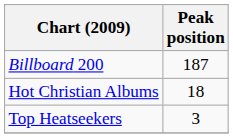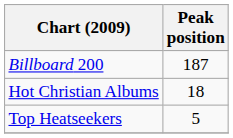(196, 118) 3 -> (196, 118) 5
